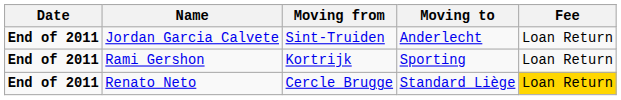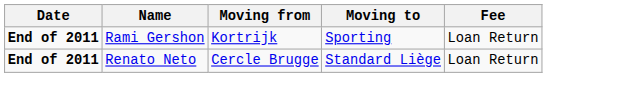- row: (192, 38)
(567, 83) gold background -> (493, 61) no background
